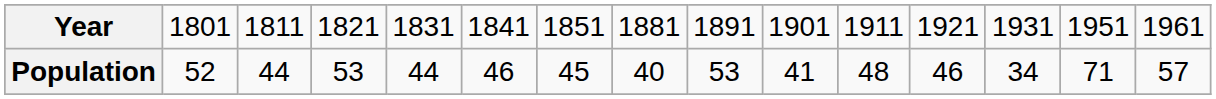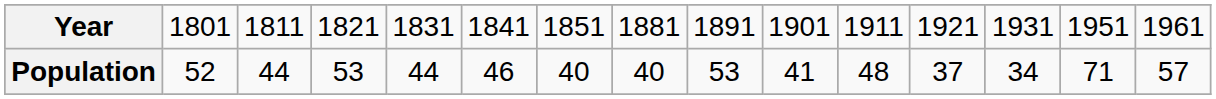(574, 71) 45 -> (574, 71) 40
(948, 71) 46 -> (948, 71) 37
